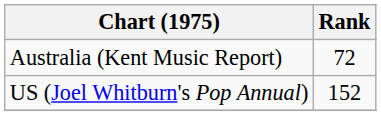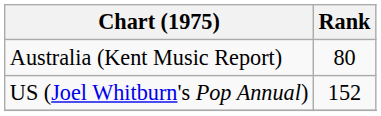(345, 57) 72 -> (345, 57) 80
